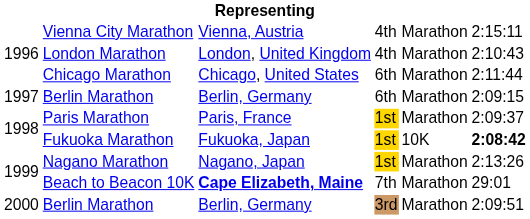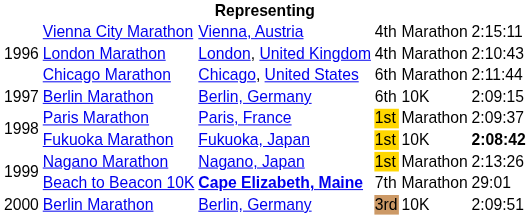(435, 97) Marathon -> (415, 97) 10K
(435, 204) Marathon -> (415, 204) 10K
